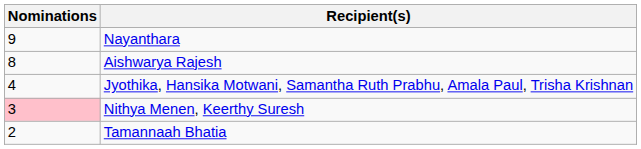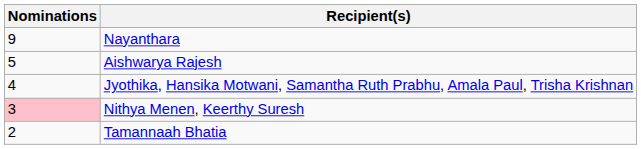(12, 62) 8 -> (12, 62) 5
